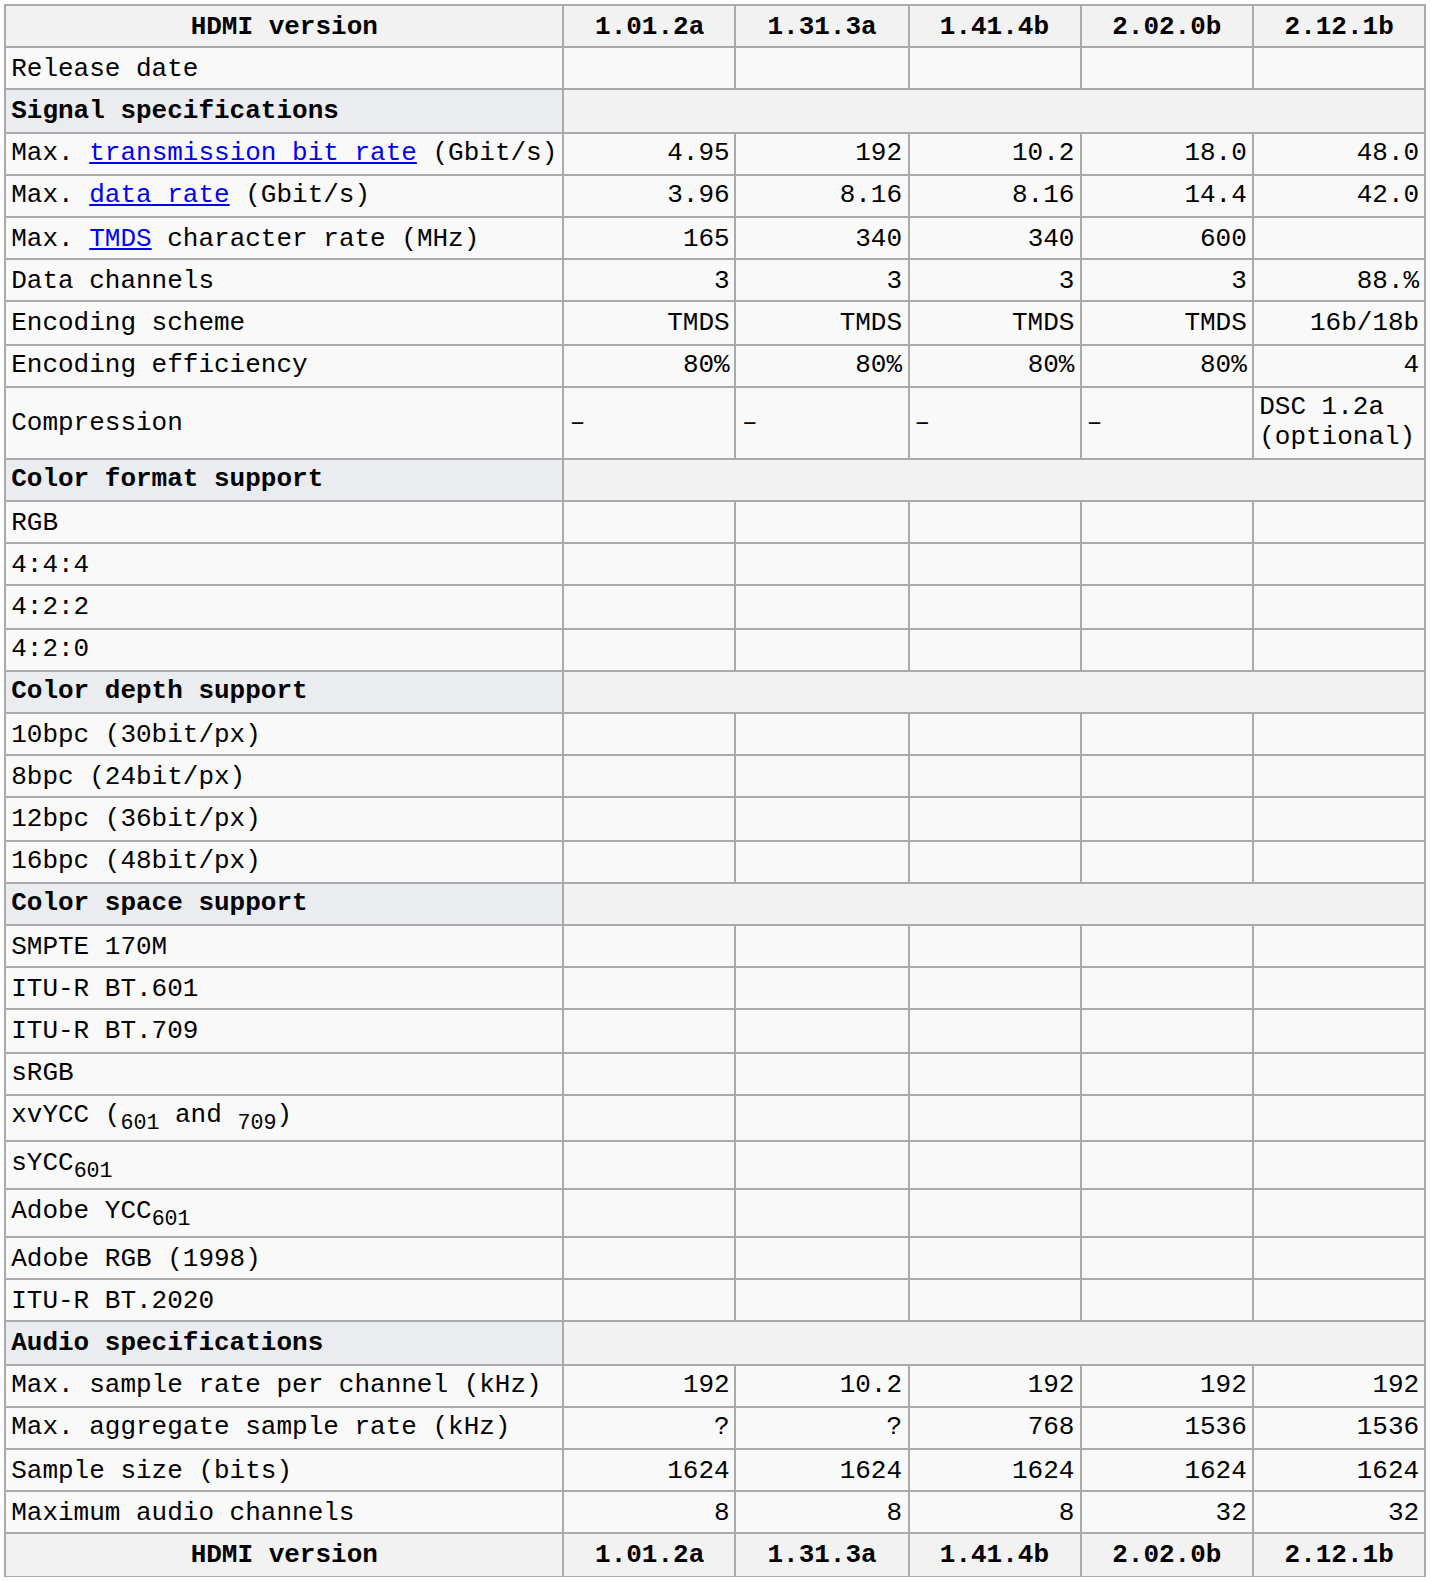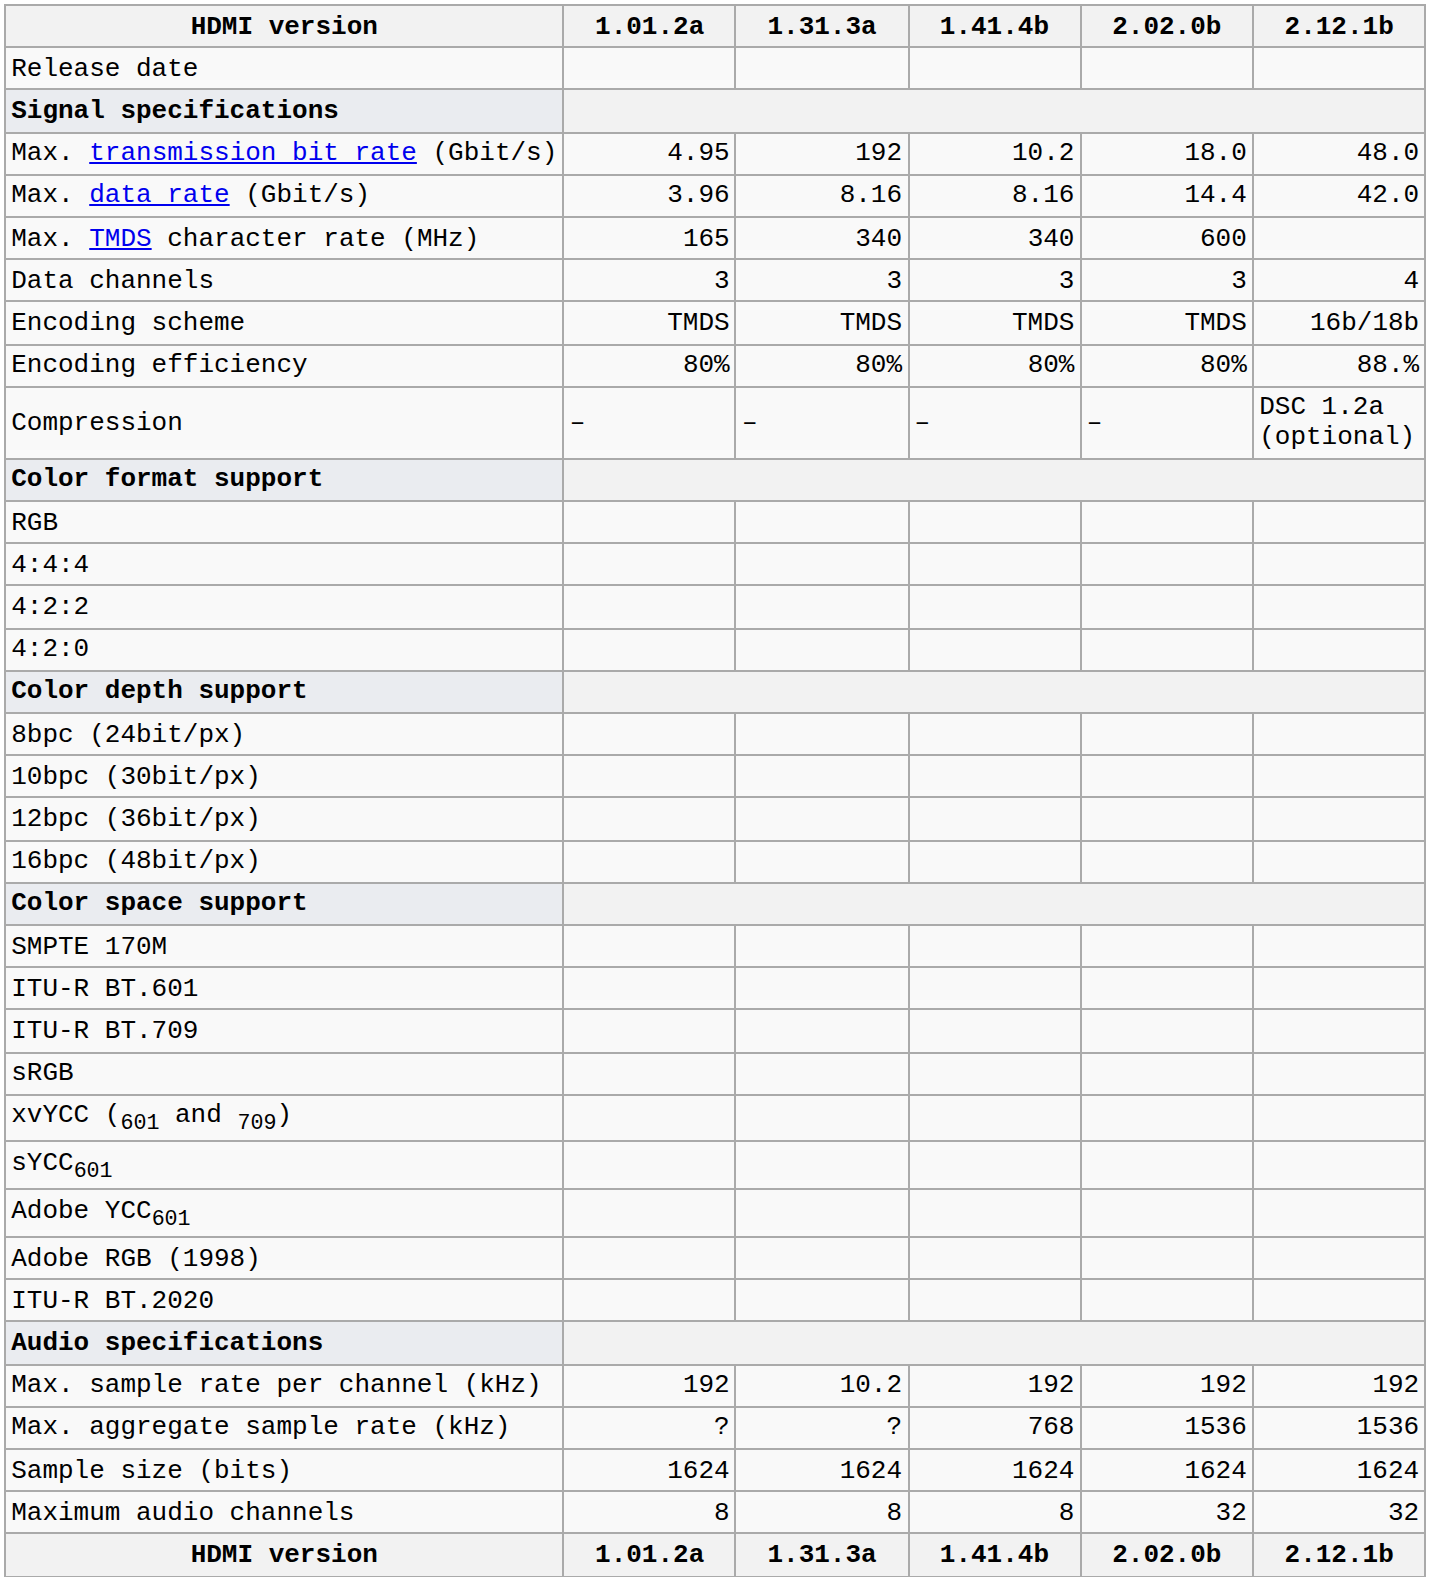(1388, 280) 88.% -> (1411, 280) 4
(1411, 365) 4 -> (1388, 365) 88.%
rows swapped: (128, 777) <-> (136, 734)
